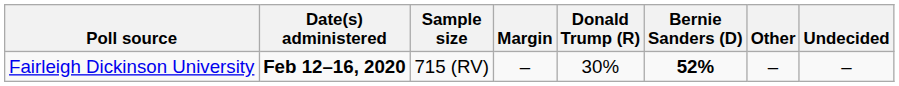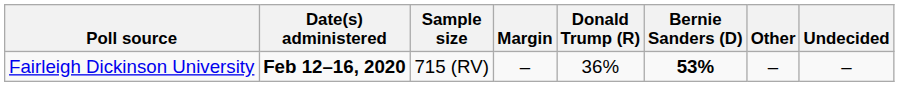(600, 67) 30% -> (600, 67) 36%
(695, 67) 52% -> (695, 67) 53%
